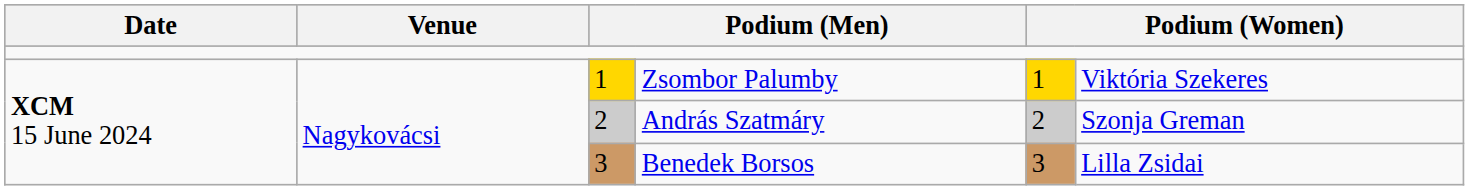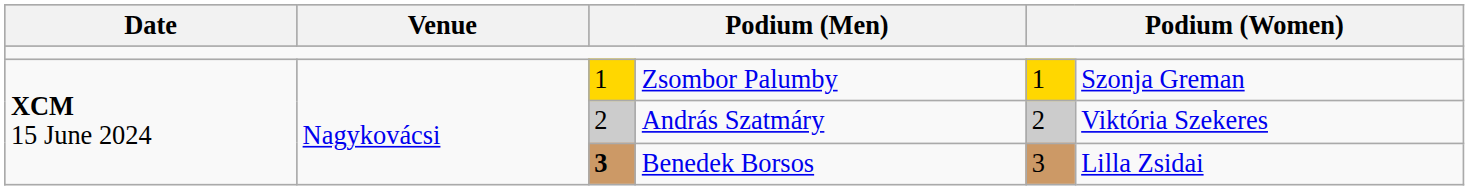(1175, 79) Viktória Szekeres -> (1163, 79) Szonja Greman
(1163, 121) Szonja Greman -> (1175, 121) Viktória Szekeres
(601, 163) normal -> (601, 163) bold
